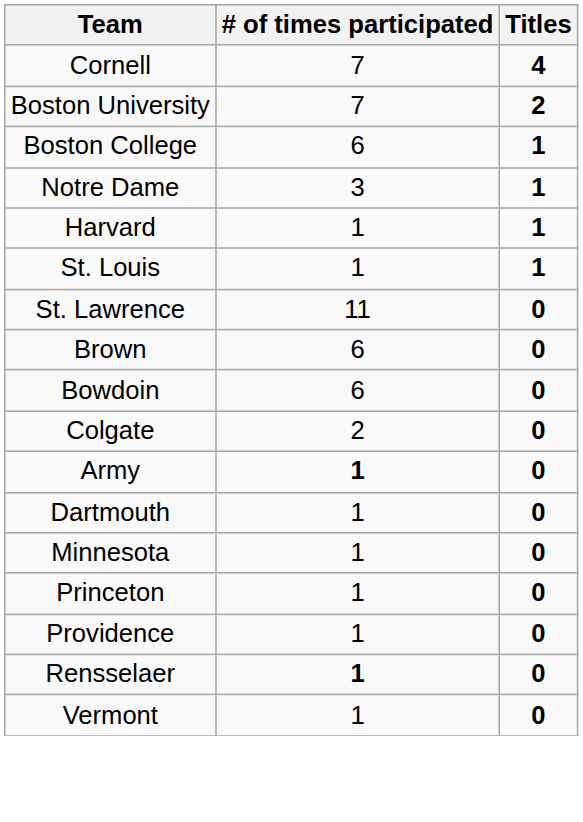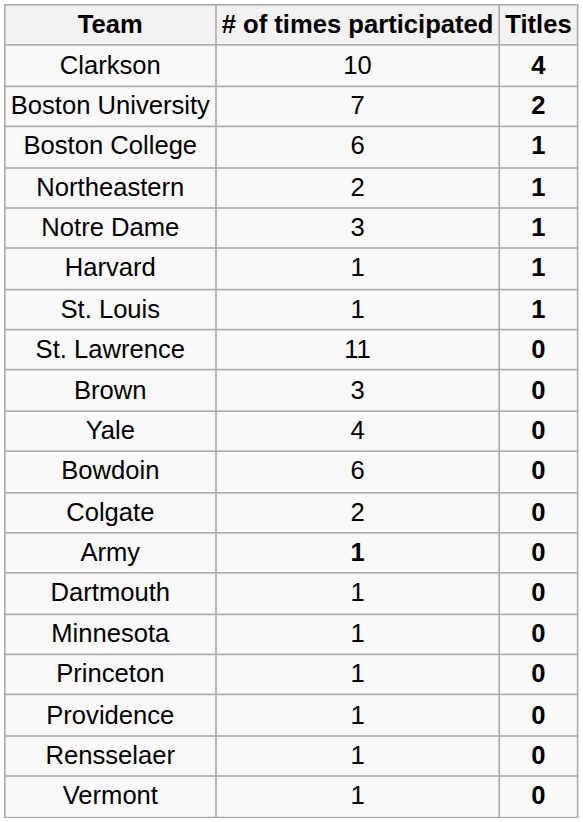+ row: (110, 65)
- row: (110, 65)
+ row: (110, 187)
(358, 349) 6 -> (358, 390) 3
+ row: (110, 430)
(358, 674) bold -> (358, 755) normal
